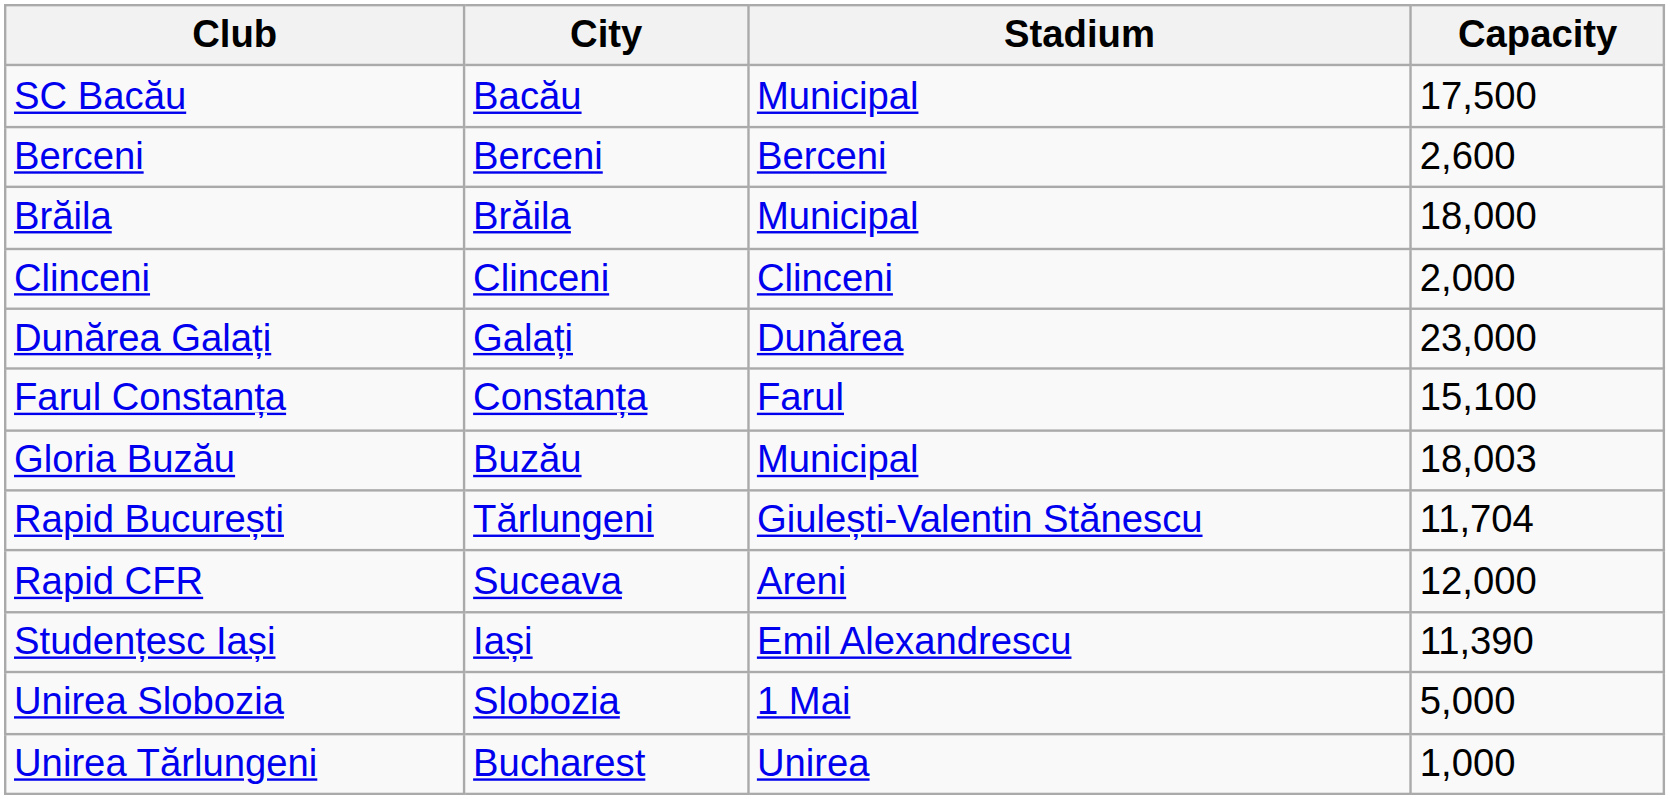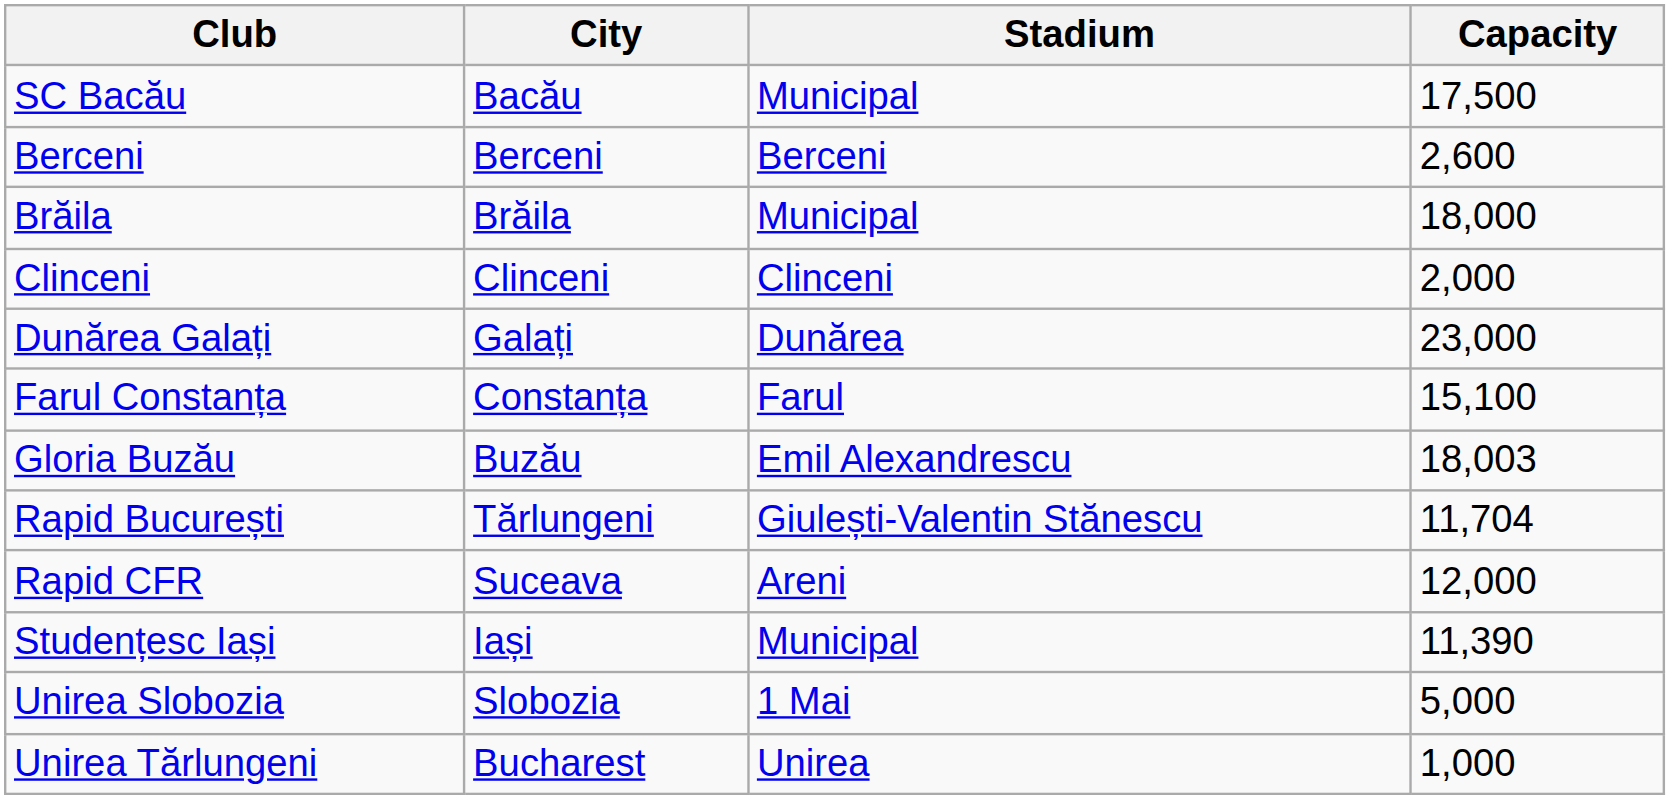(838, 459) Municipal -> (914, 459) Emil Alexandrescu
(914, 641) Emil Alexandrescu -> (838, 641) Municipal
